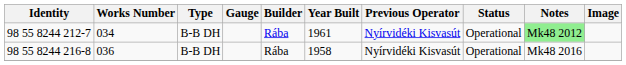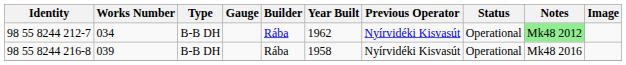(320, 32) 1961 -> (320, 32) 1962
(105, 51) 036 -> (105, 51) 039
